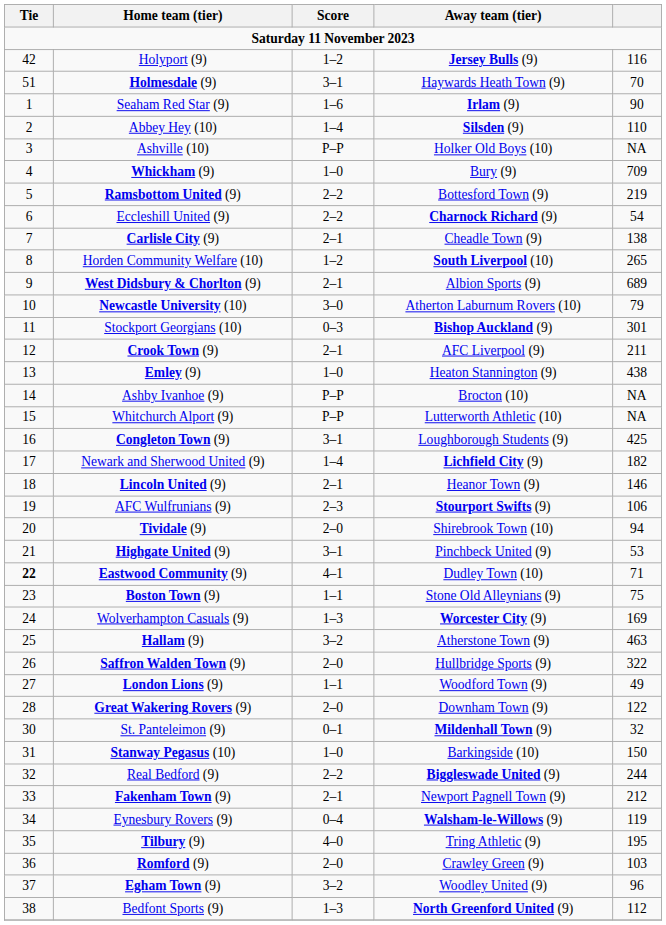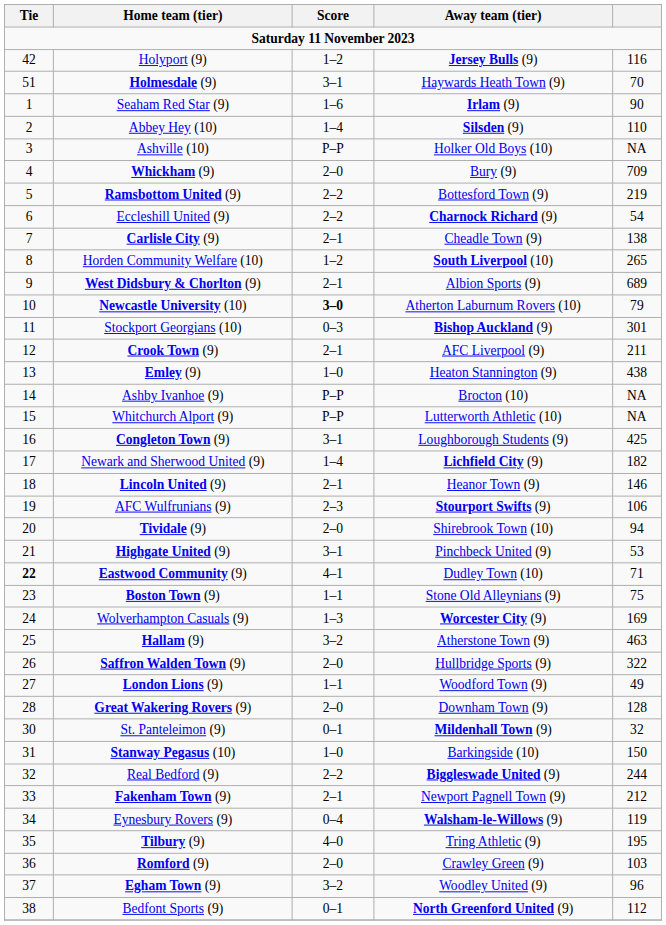(333, 172) 1–0 -> (333, 172) 2–0
(333, 306) normal -> (333, 306) bold
(637, 708) 122 -> (637, 708) 128
(333, 909) 1–3 -> (333, 909) 0–1
